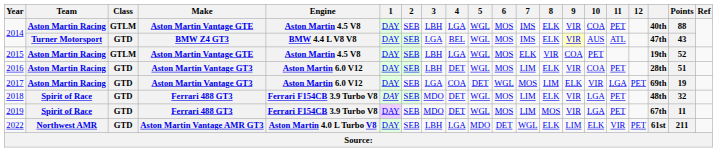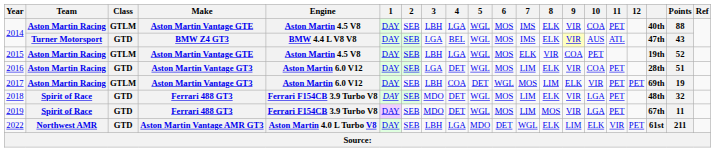(434, 69) LBH -> (434, 69) LGA
(123, 83) GTD -> (123, 83) GTLM
(434, 83) LGA -> (434, 83) LBH
(618, 83) LGA -> (617, 83) PET
